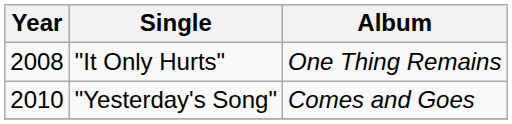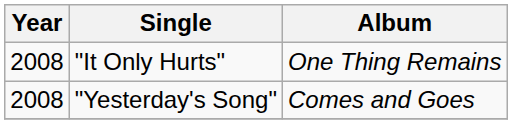(37, 99) 2010 -> (37, 99) 2008
